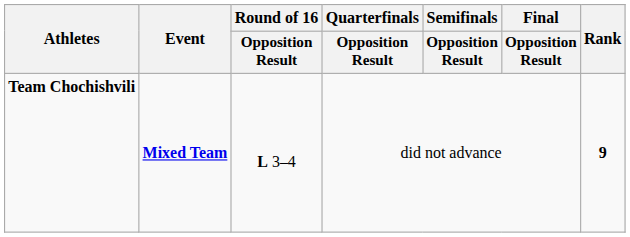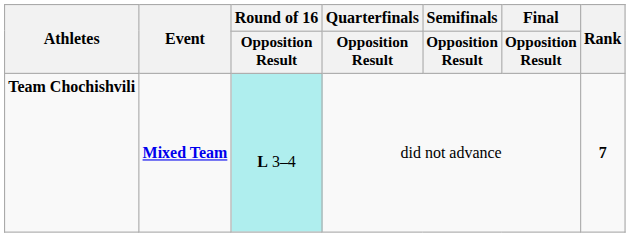(277, 162) no background -> (277, 162) paleturquoise background
(603, 153) 9 -> (603, 153) 7
